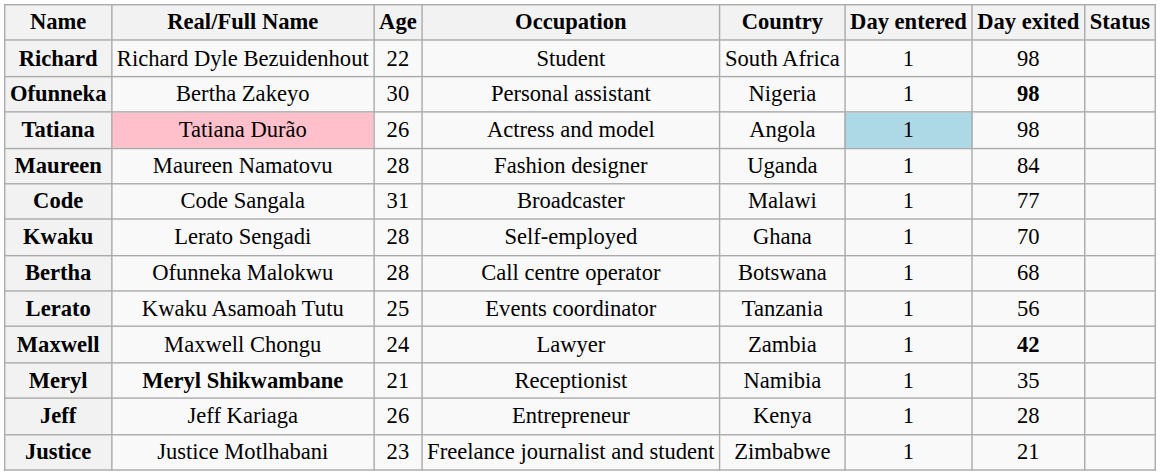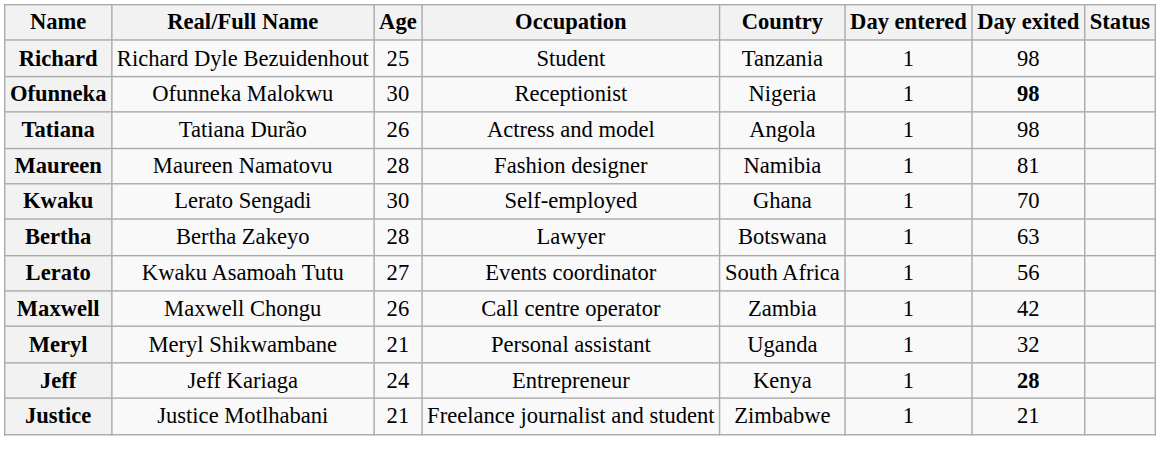(398, 58) 22 -> (398, 58) 25
(782, 58) South Africa -> (782, 58) Tanzania
(243, 93) Bertha Zakeyo -> (243, 93) Ofunneka Malokwu
(571, 93) Personal assistant -> (571, 93) Receptionist
(243, 129) pink background -> (243, 129) no background
(908, 129) lightblue background -> (908, 129) no background
(782, 165) Uganda -> (782, 165) Namibia
(1028, 165) 84 -> (1028, 165) 81
- row: (58, 201)
(398, 237) 28 -> (398, 201) 30
(243, 272) Ofunneka Malokwu -> (243, 237) Bertha Zakeyo
(571, 272) Call centre operator -> (571, 237) Lawyer
(1028, 272) 68 -> (1028, 237) 63
(398, 308) 25 -> (398, 272) 27
(782, 308) Tanzania -> (782, 272) South Africa
(398, 344) 24 -> (398, 308) 26
(571, 344) Lawyer -> (571, 308) Call centre operator
(1028, 344) bold -> (1028, 308) normal
(243, 380) bold -> (243, 344) normal
(571, 380) Receptionist -> (571, 344) Personal assistant
(782, 380) Namibia -> (782, 344) Uganda
(1028, 380) 35 -> (1028, 344) 32
(398, 415) 26 -> (398, 380) 24
(1028, 415) normal -> (1028, 380) bold
(398, 451) 23 -> (398, 415) 21
